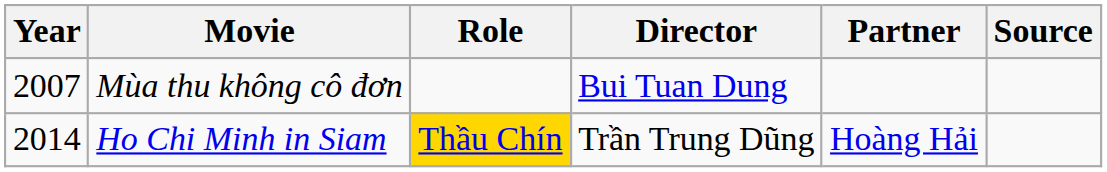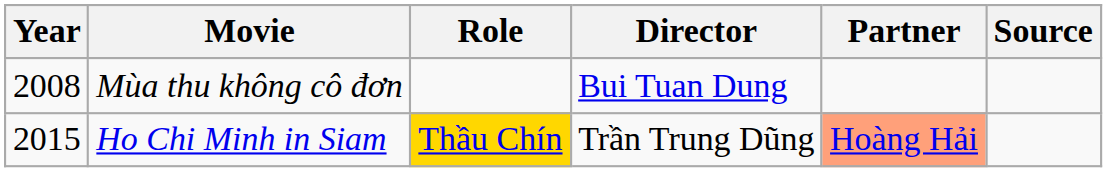(47, 85) 2007 -> (47, 85) 2008
(47, 138) 2014 -> (47, 138) 2015
(904, 138) no background -> (904, 138) lightsalmon background
